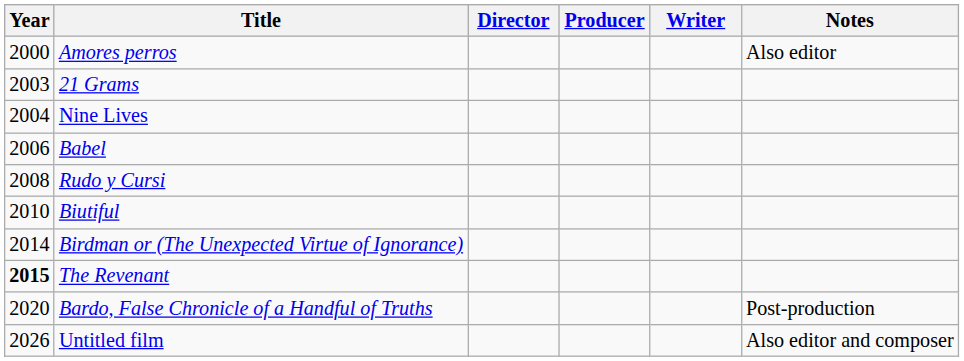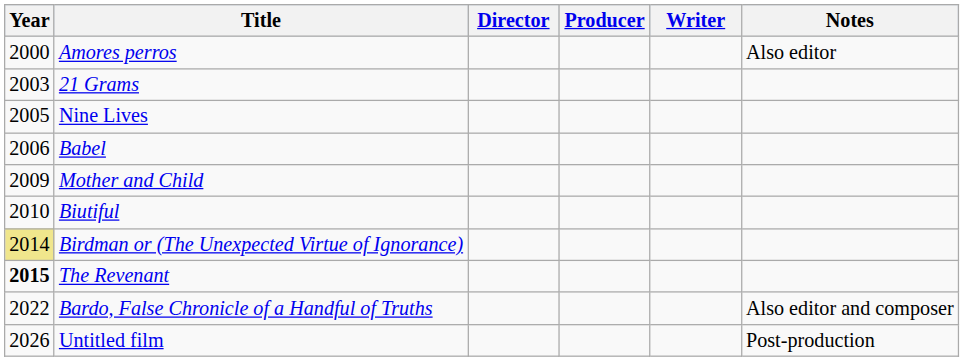(29, 116) 2004 -> (29, 116) 2005
- row: (112, 180)
+ row: (131, 180)
(29, 244) no background -> (29, 244) khaki background
(29, 308) 2020 -> (29, 308) 2022
(810, 308) Post-production -> (850, 308) Also editor and composer
(850, 340) Also editor and composer -> (810, 340) Post-production
